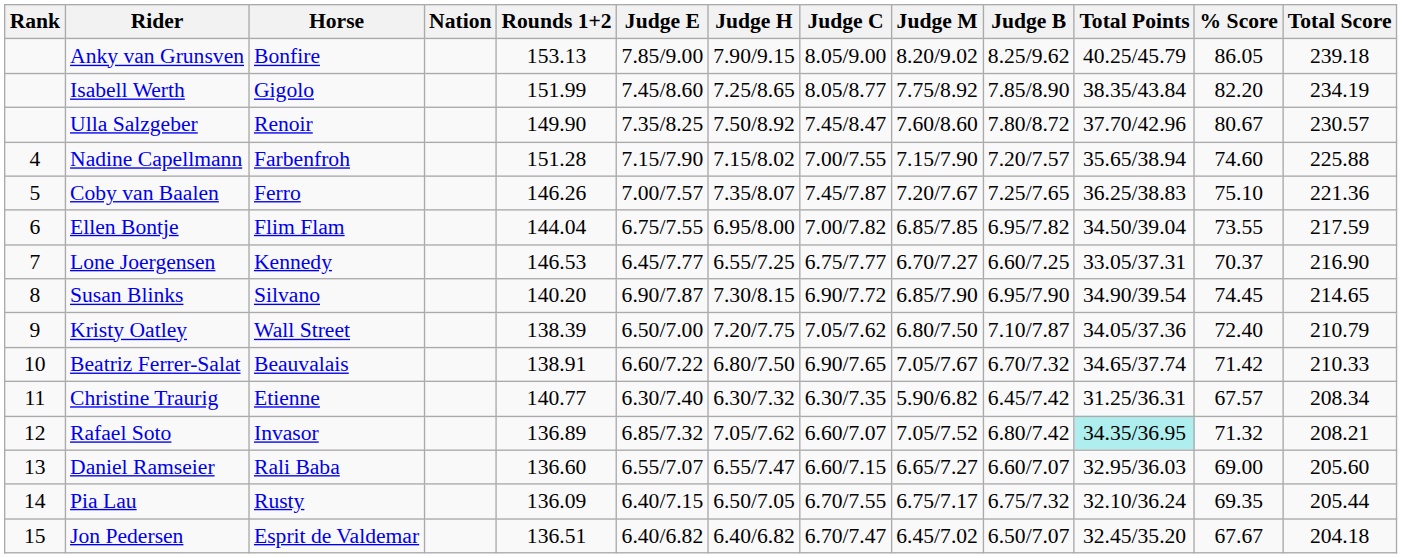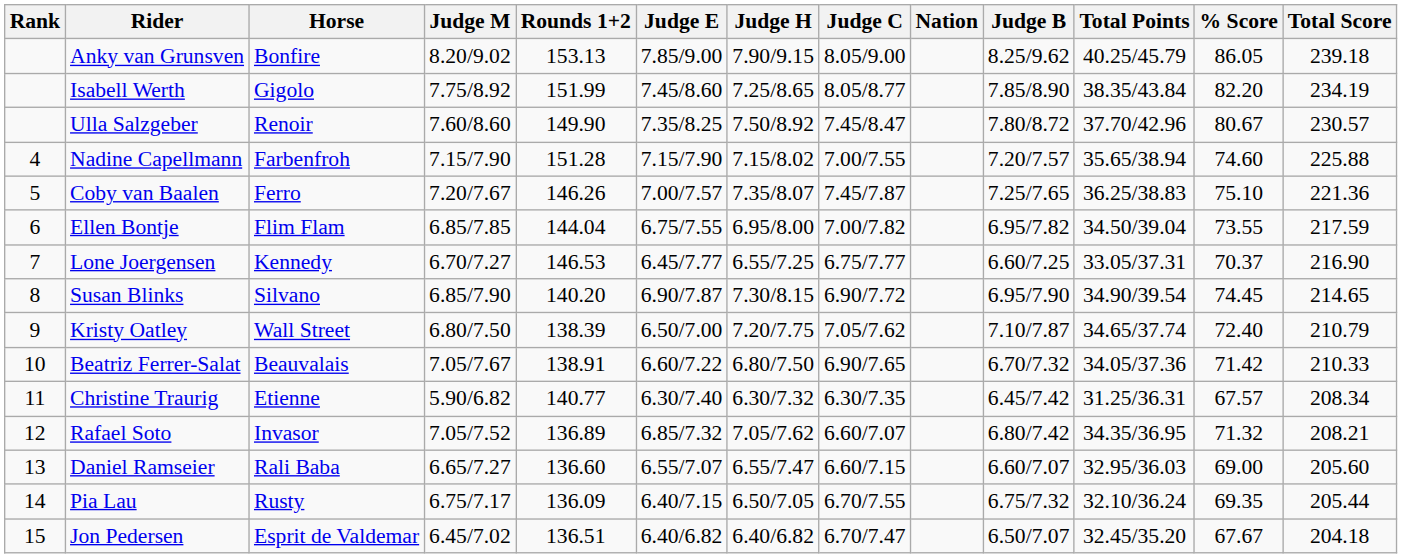columns swapped: (460, 21) <-> (937, 21)
(1135, 329) 34.05/37.36 -> (1135, 329) 34.65/37.74
(1135, 364) 34.65/37.74 -> (1135, 364) 34.05/37.36
(1135, 432) paleturquoise background -> (1135, 432) no background
